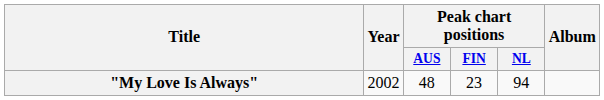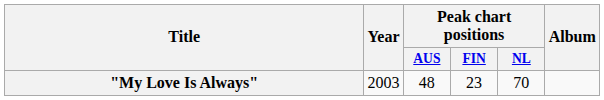(384, 82) 2002 -> (384, 82) 2003
(521, 82) 94 -> (521, 82) 70
